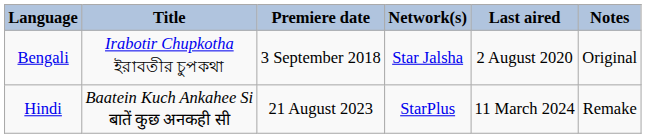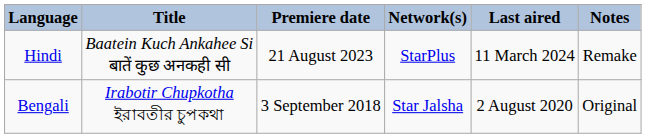rows swapped: (43, 57) <-> (43, 108)
